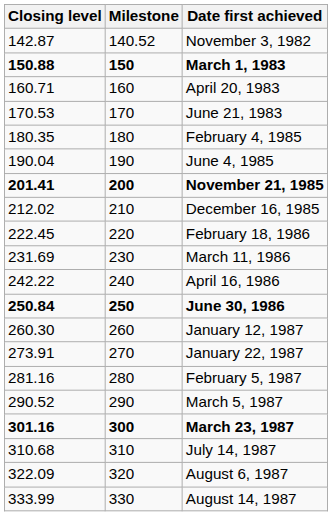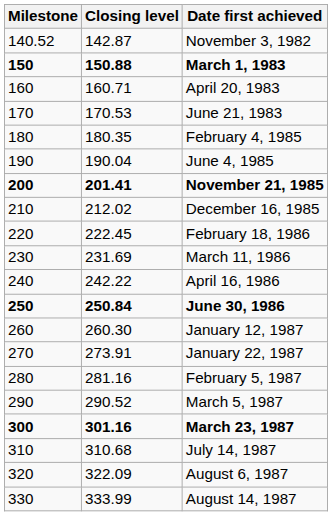columns swapped: (144, 16) <-> (55, 16)
